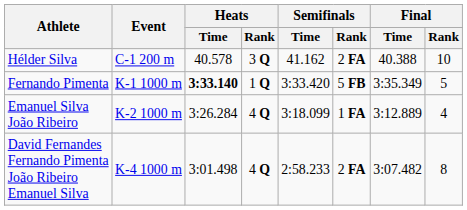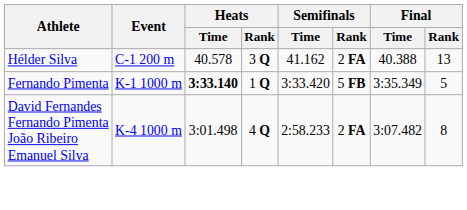(444, 60) 10 -> (444, 60) 13
- row: (48, 114)
